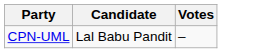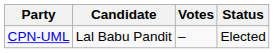+ column: (243, 15)
